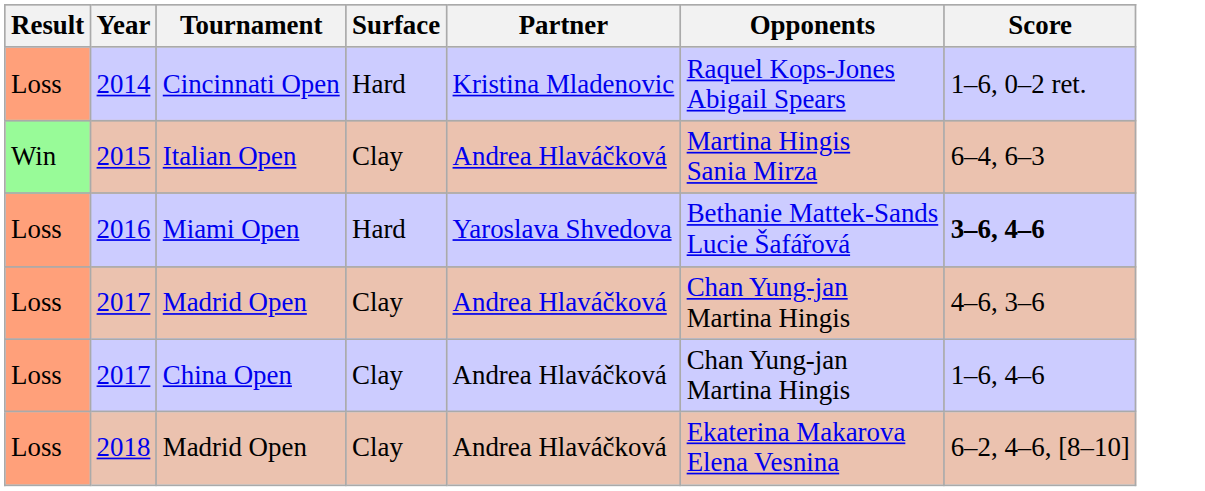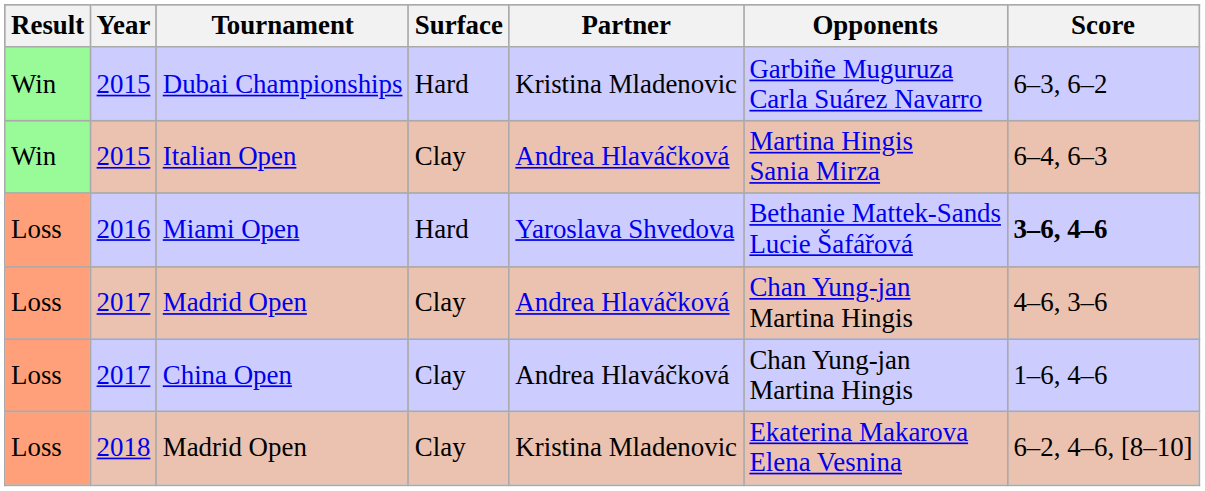- row: (123, 83)
+ row: (123, 83)
(560, 447) Andrea Hlaváčková -> (626, 447) Kristina Mladenovic
